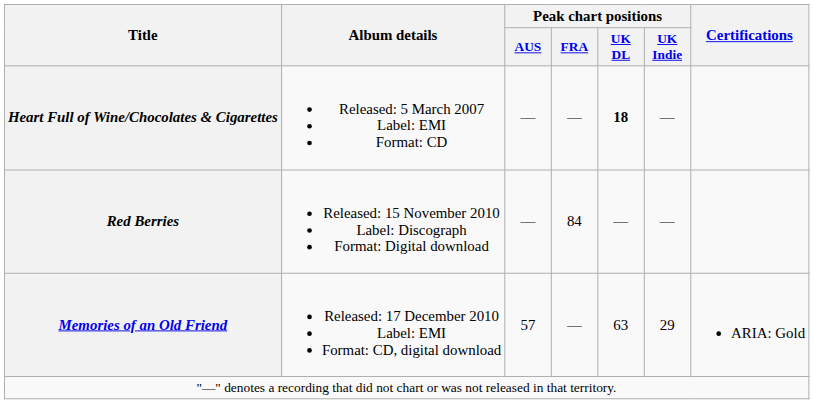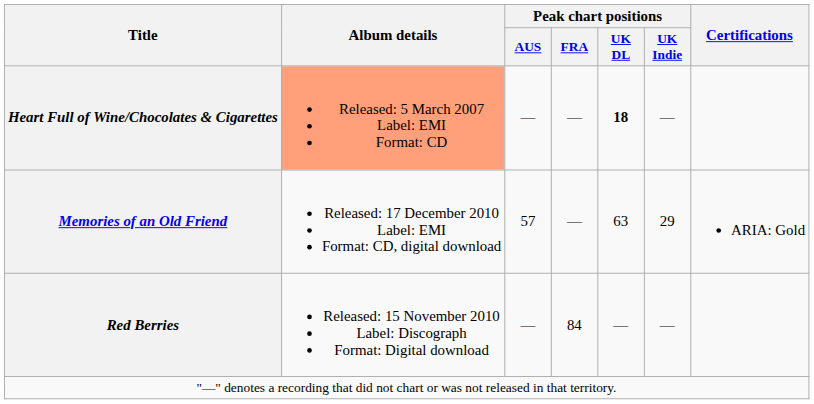(393, 126) no background -> (393, 126) lightsalmon background
rows swapped: (143, 221) <-> (143, 324)
